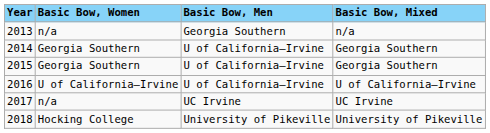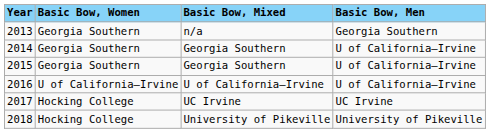columns swapped: (228, 13) <-> (387, 13)
(47, 31) n/a -> (89, 31) Georgia Southern
(47, 102) n/a -> (86, 102) Hocking College
